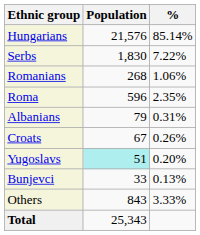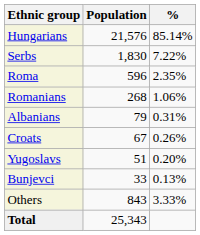rows swapped: (23, 96) <-> (37, 76)
(140, 158) paleturquoise background -> (140, 158) no background
